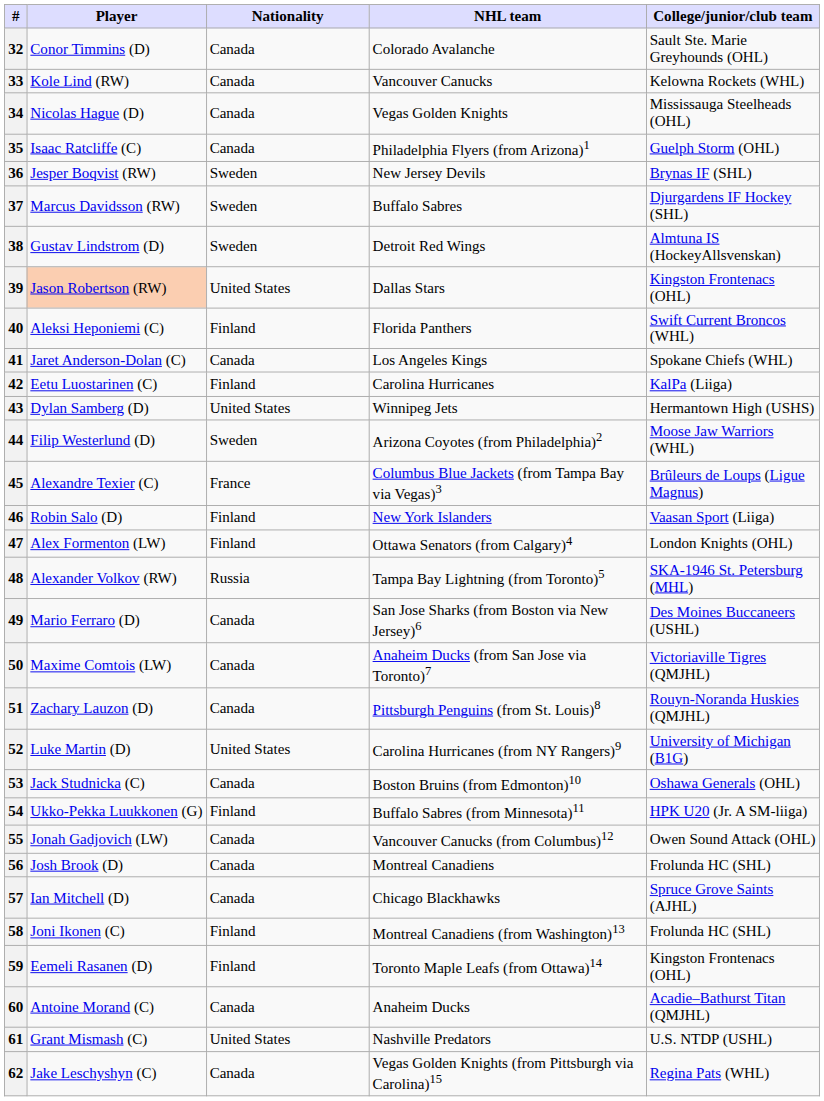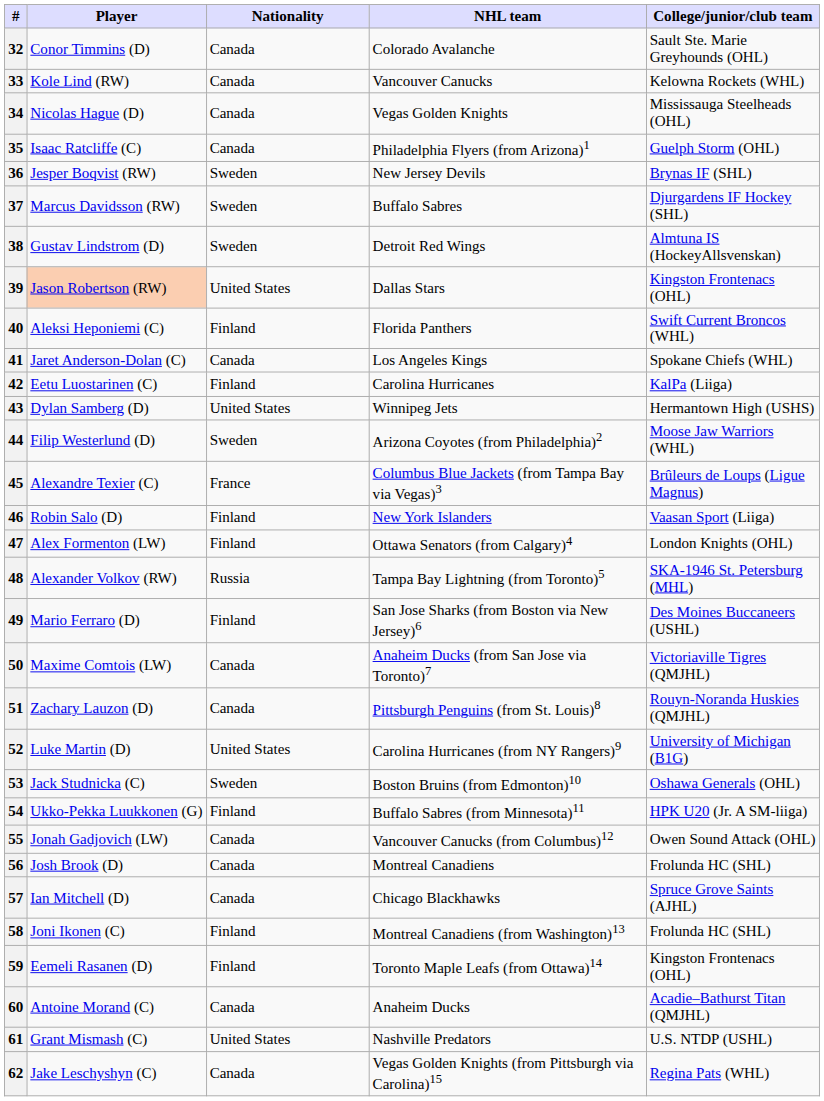(232, 620) Canada -> (233, 620) Finland
(232, 783) Canada -> (233, 783) Sweden
